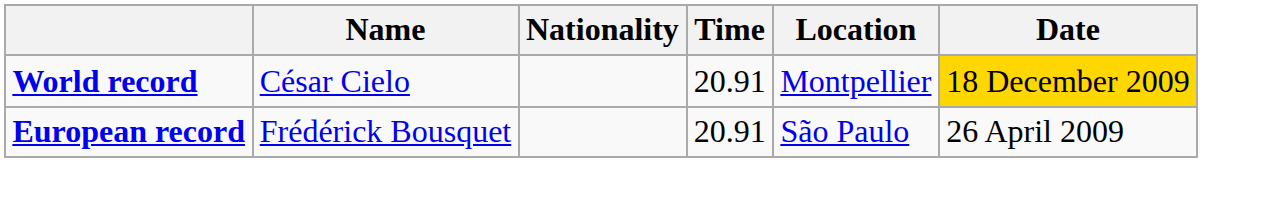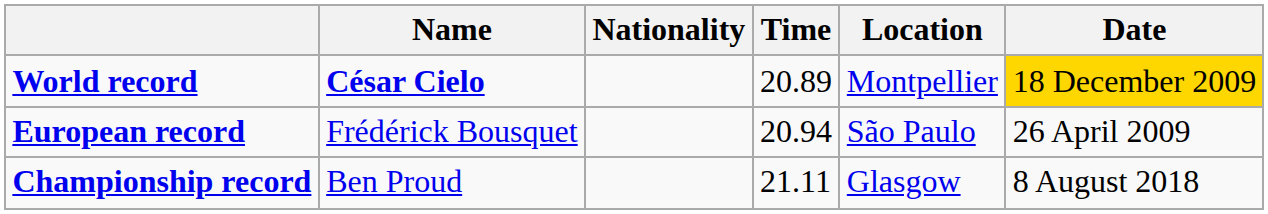(335, 80) normal -> (405, 80) bold
(730, 80) 20.91 -> (796, 80) 20.89
(730, 131) 20.91 -> (796, 131) 20.94
+ row: (162, 182)
